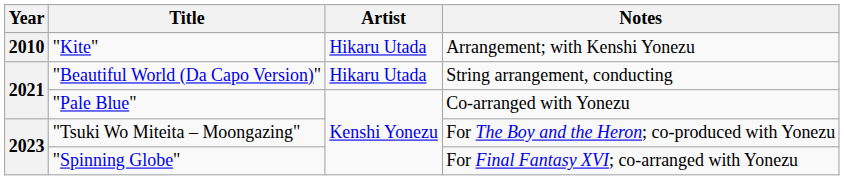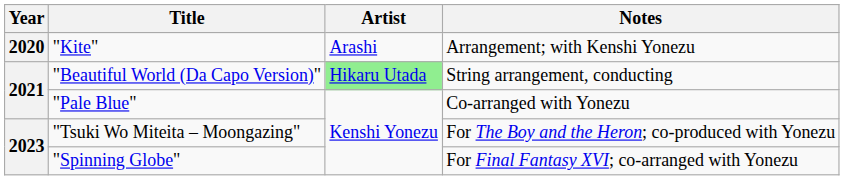(27, 47) 2010 -> (27, 47) 2020
(378, 47) Hikaru Utada -> (353, 47) Arashi
(378, 75) no background -> (378, 75) lightgreen background
